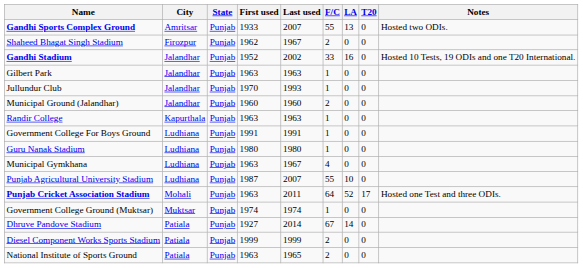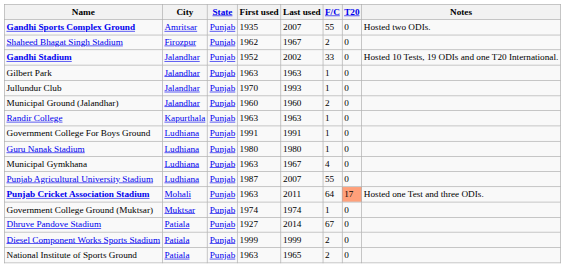- column: (351, 12)
(249, 27) 1933 -> (249, 27) 1935
(366, 194) no background -> (349, 194) lightsalmon background
